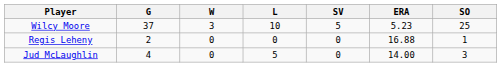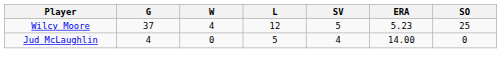(212, 26) 3 -> (212, 26) 4
(275, 26) 10 -> (275, 26) 12
- row: (61, 40)
(338, 55) 0 -> (338, 40) 4
(465, 55) 3 -> (465, 40) 0
